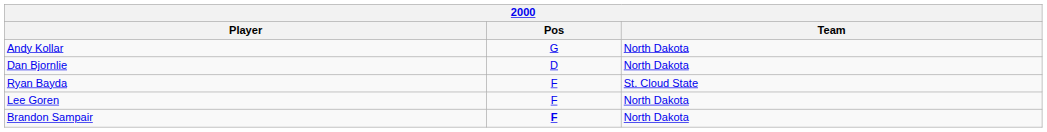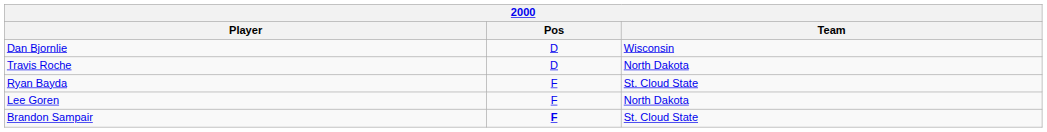- row: (35, 48)
(656, 65) North Dakota -> (649, 48) Wisconsin
+ row: (39, 65)
(656, 118) North Dakota -> (661, 118) St. Cloud State
